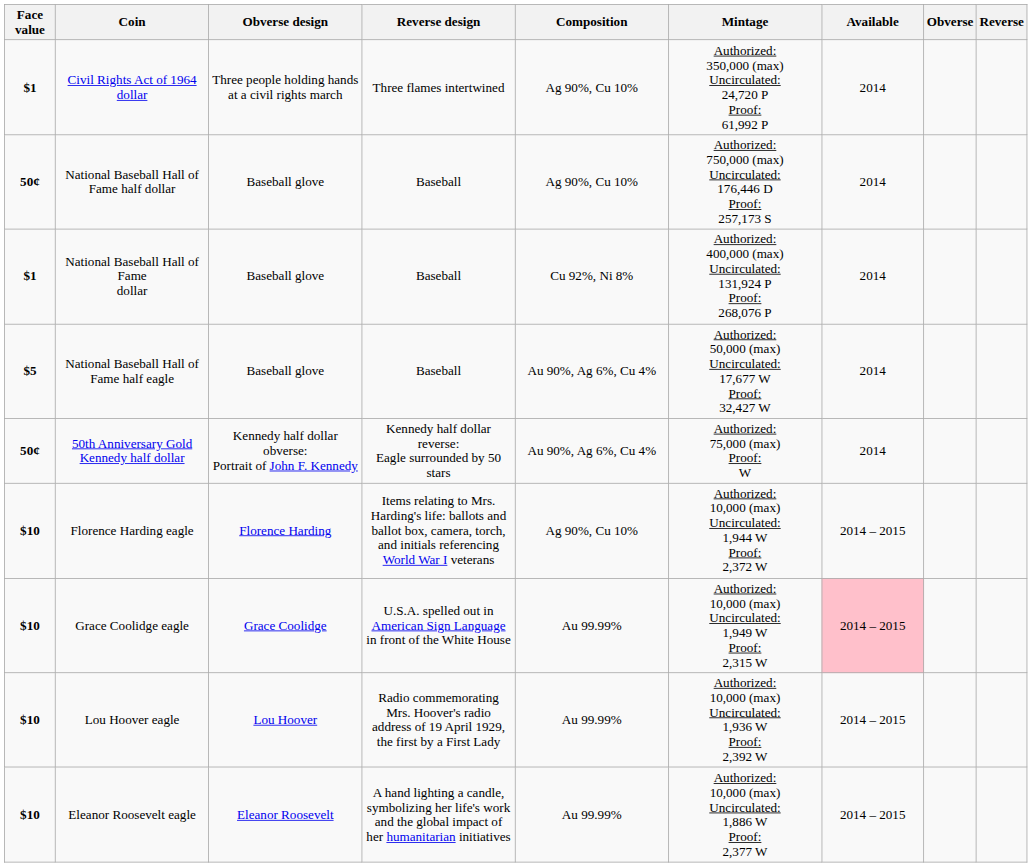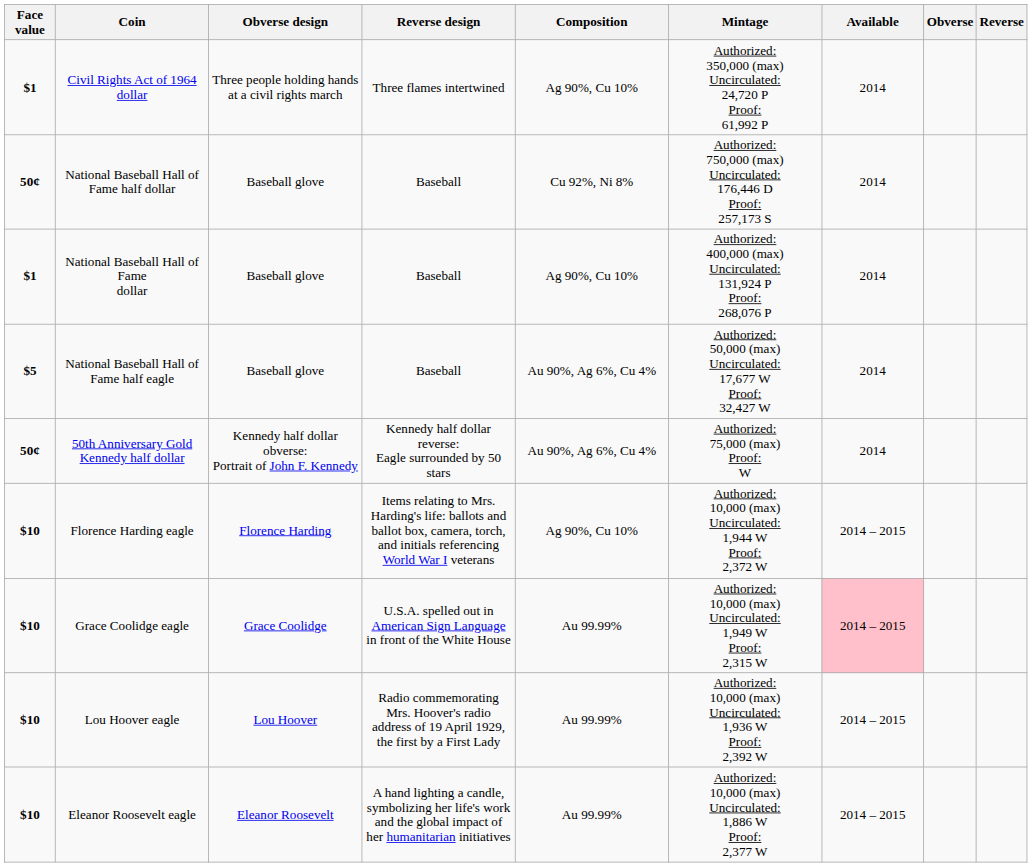(592, 181) Ag 90%, Cu 10% -> (592, 181) Cu 92%, Ni 8%
(592, 276) Cu 92%, Ni 8% -> (592, 276) Ag 90%, Cu 10%
